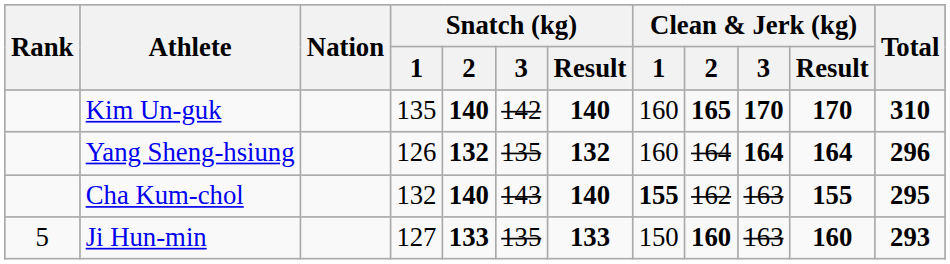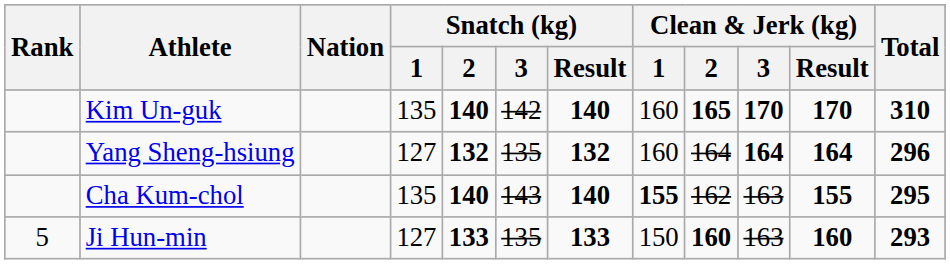(416, 152) 126 -> (416, 152) 127
(416, 195) 132 -> (416, 195) 135
